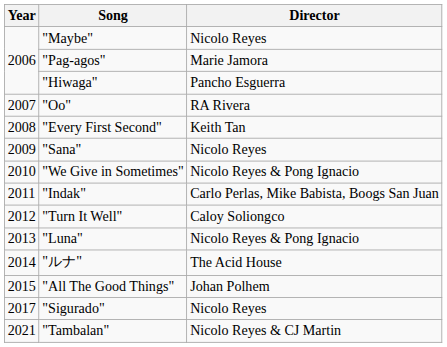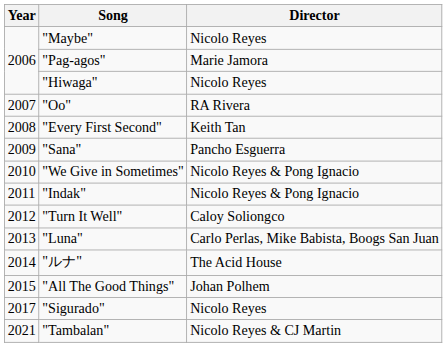(238, 82) Pancho Esguerra -> (228, 82) Nicolo Reyes
(228, 149) Nicolo Reyes -> (238, 149) Pancho Esguerra
(315, 194) Carlo Perlas, Mike Babista, Boogs San Juan -> (275, 194) Nicolo Reyes & Pong Ignacio
(275, 238) Nicolo Reyes & Pong Ignacio -> (315, 238) Carlo Perlas, Mike Babista, Boogs San Juan
